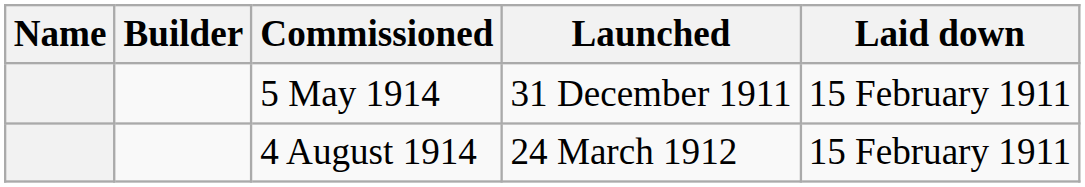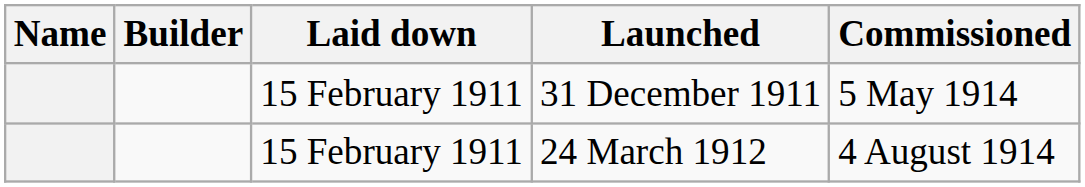columns swapped: (940, 33) <-> (377, 33)
